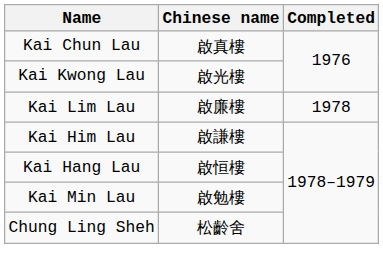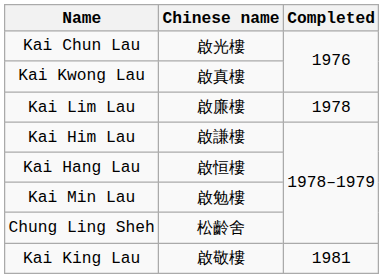(221, 47) 啟真樓 -> (221, 47) 啟光樓
(221, 77) 啟光樓 -> (221, 77) 啟真樓
+ row: (82, 258)
